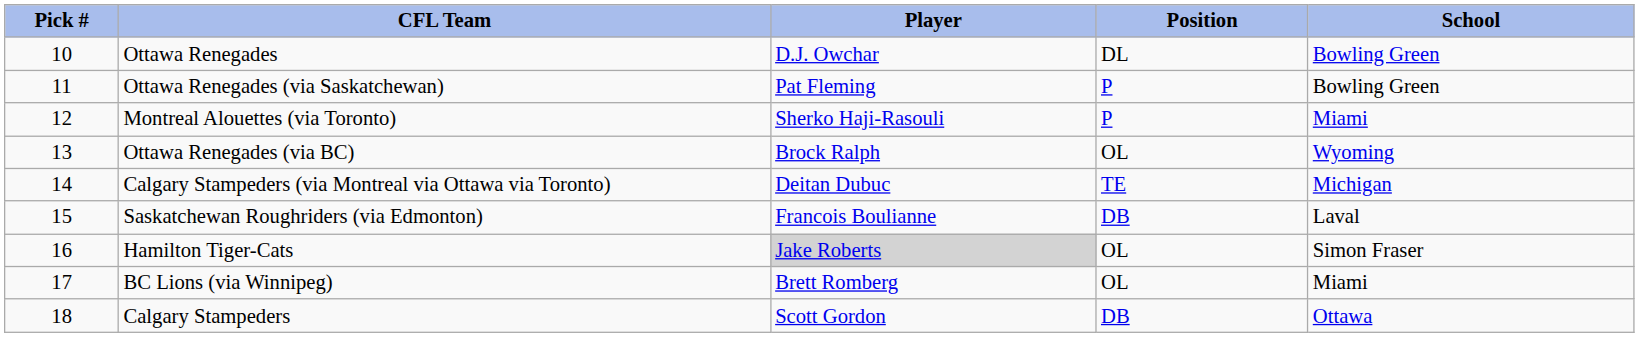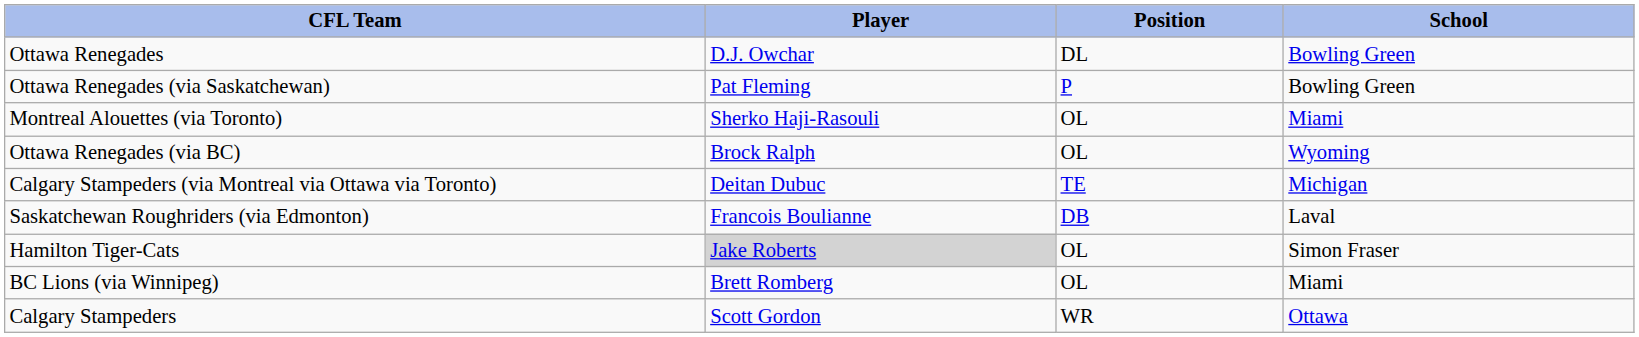- column: (62, 20)
(1107, 119) P -> (1074, 119) OL
(1115, 315) DB -> (1077, 315) WR
